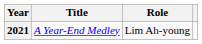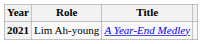columns swapped: (77, 13) <-> (157, 13)
